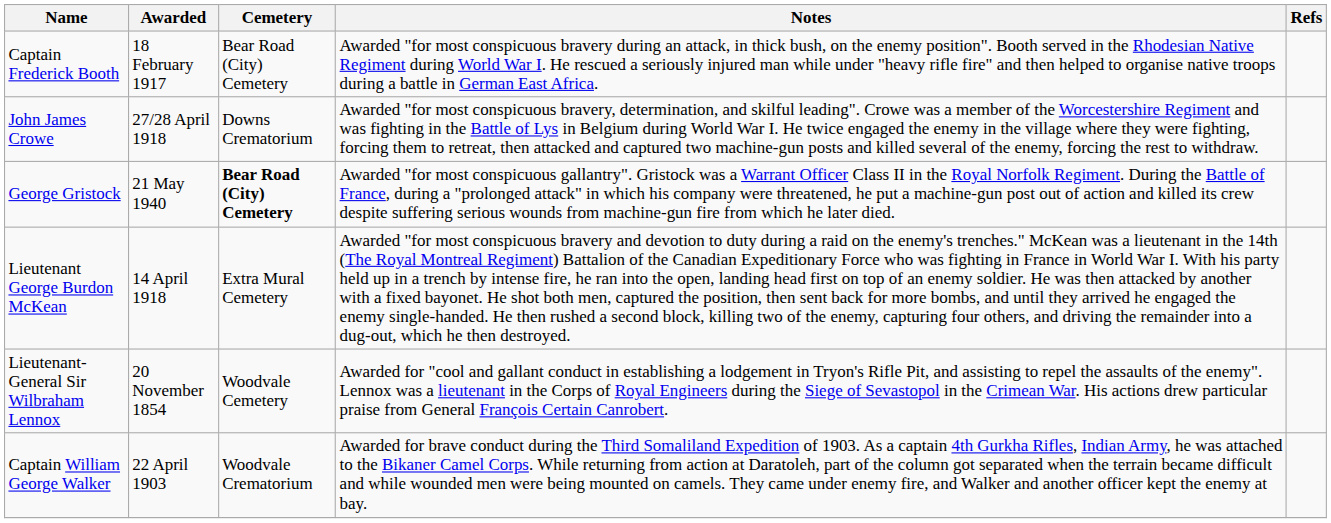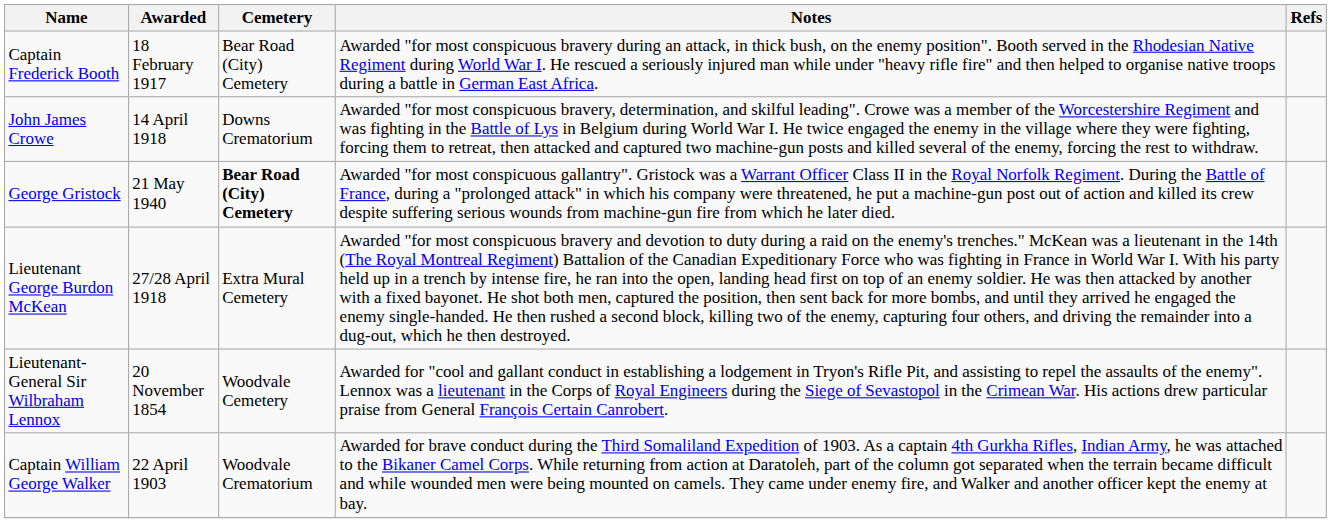(171, 128) 27/28 April 1918 -> (160, 128) 14 April 1918
(160, 287) 14 April 1918 -> (171, 287) 27/28 April 1918
